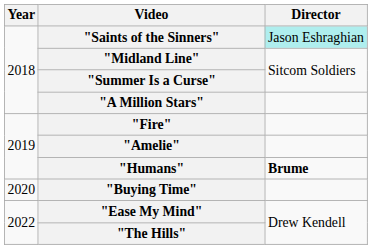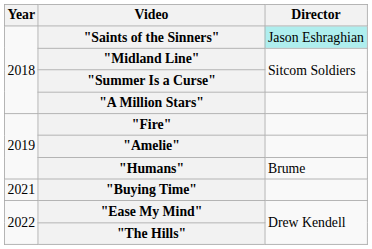(288, 168) bold -> (287, 168) normal
(21, 189) 2020 -> (21, 189) 2021
